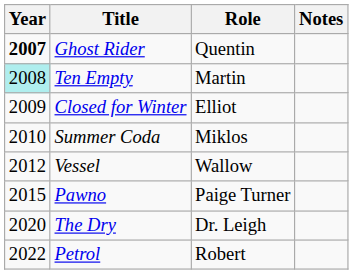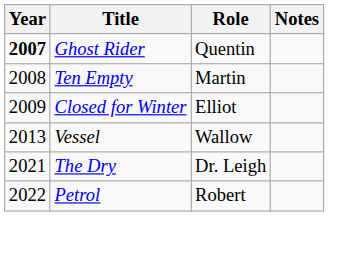(27, 78) paleturquoise background -> (27, 78) no background
- row: (107, 136)
(27, 166) 2012 -> (27, 136) 2013
- row: (80, 195)
(27, 225) 2020 -> (27, 166) 2021
